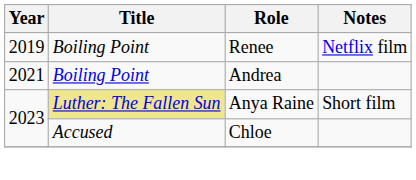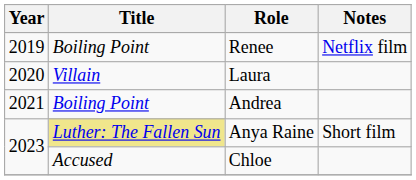+ row: (250, 75)
